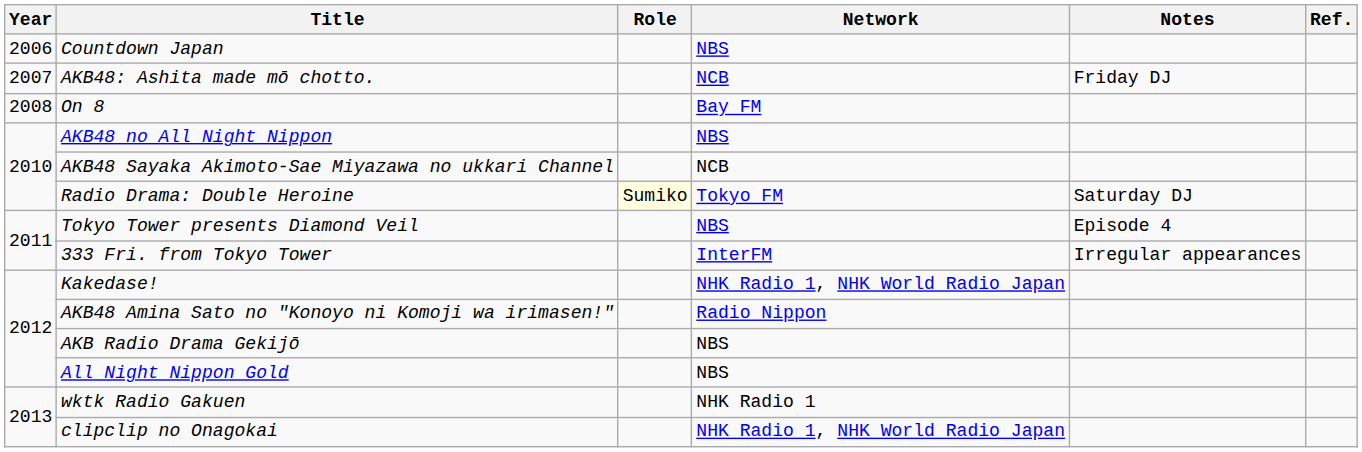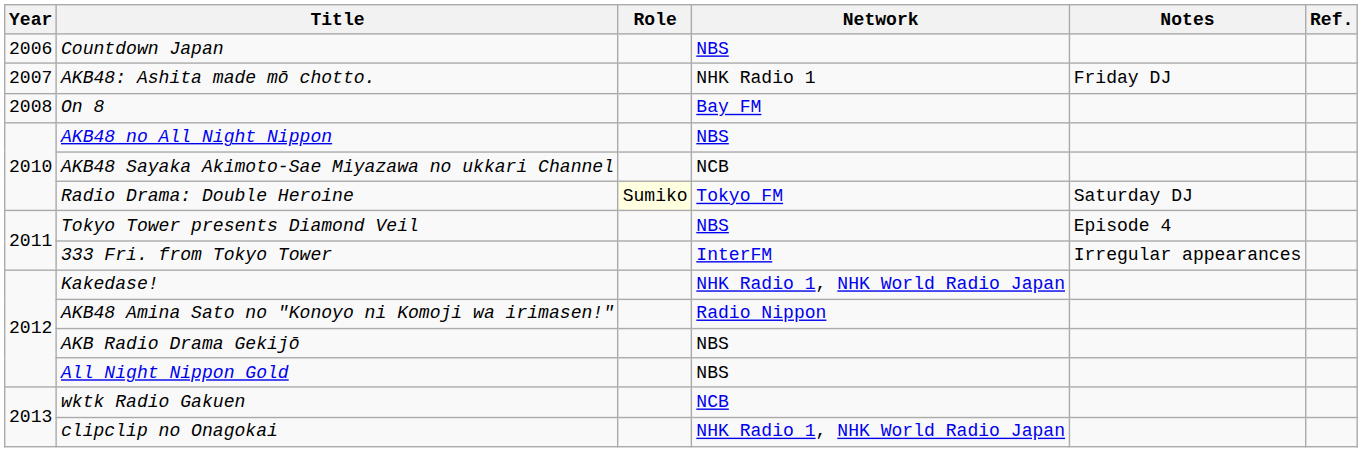(713, 78) NCB -> (756, 78) NHK Radio 1
(756, 402) NHK Radio 1 -> (713, 402) NCB
